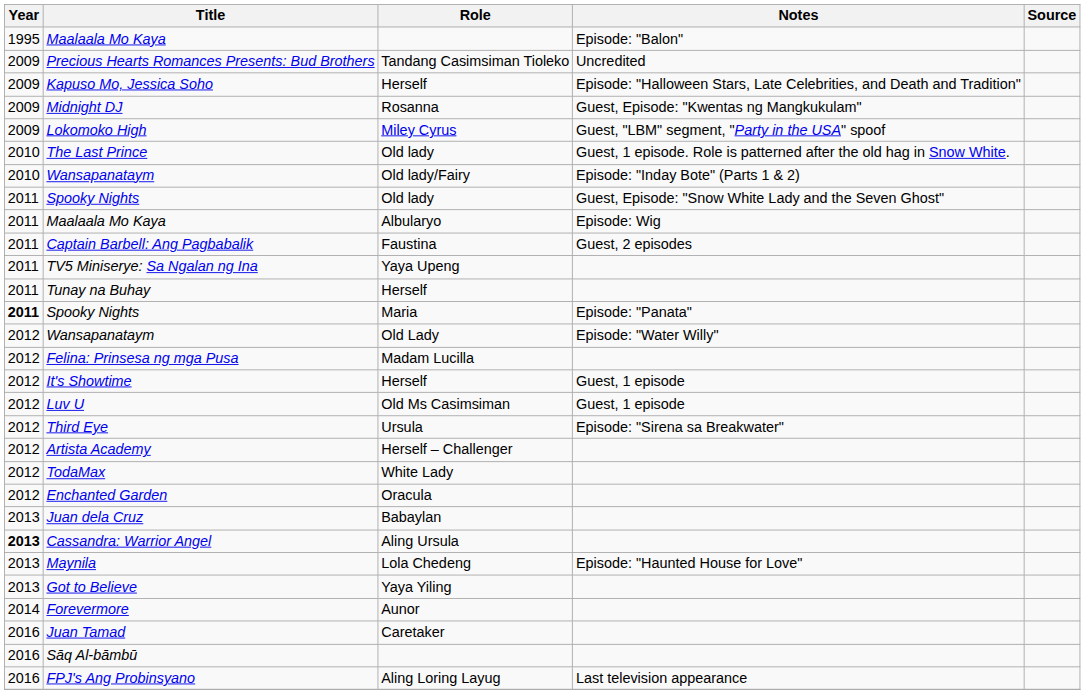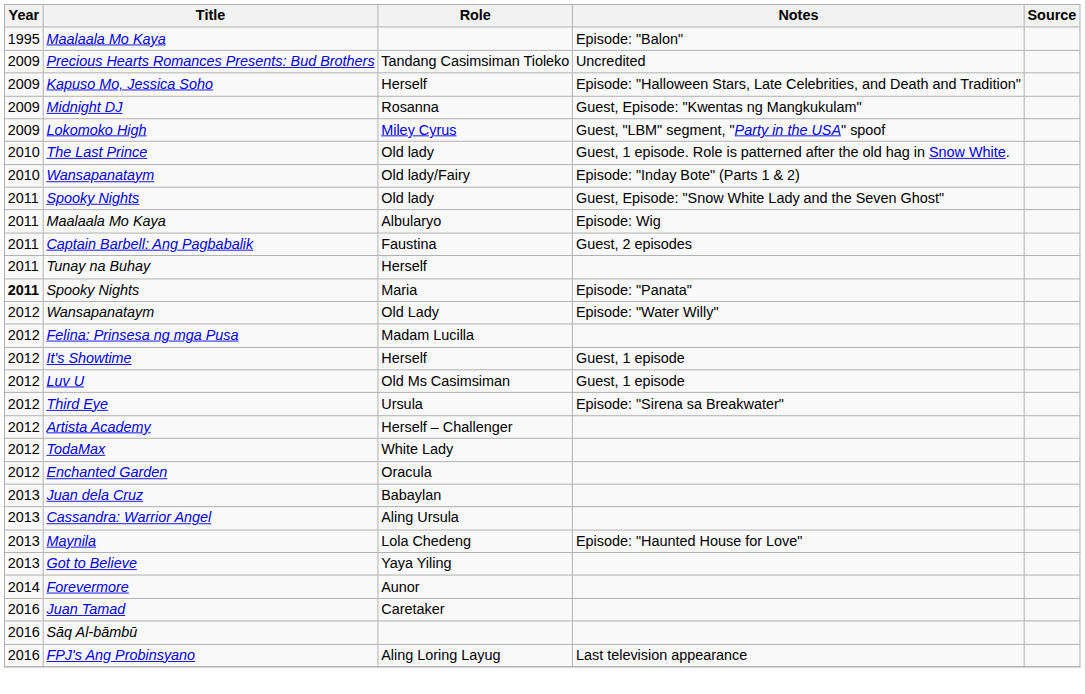- row: (152, 267)
(24, 541) bold -> (24, 518) normal
